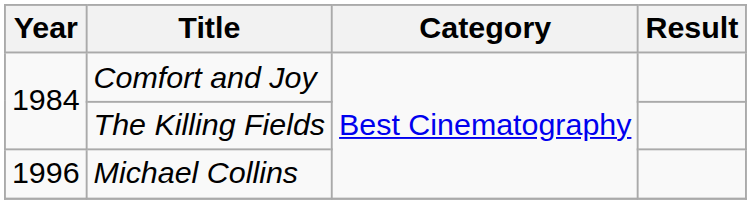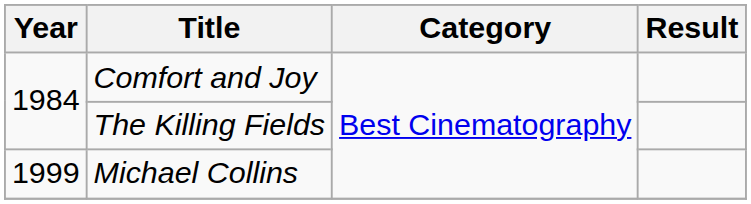(46, 173) 1996 -> (46, 173) 1999
